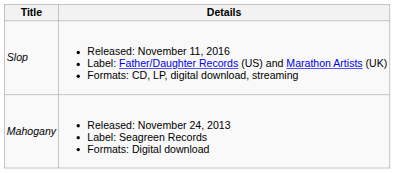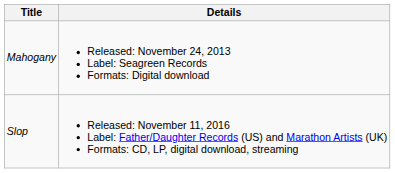rows swapped: (31, 131) <-> (17, 58)
